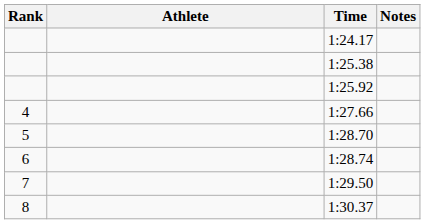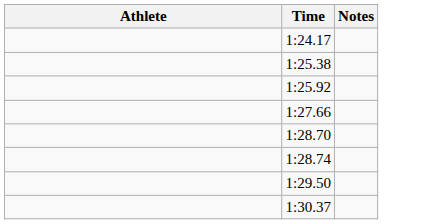- column: (25, 16)
